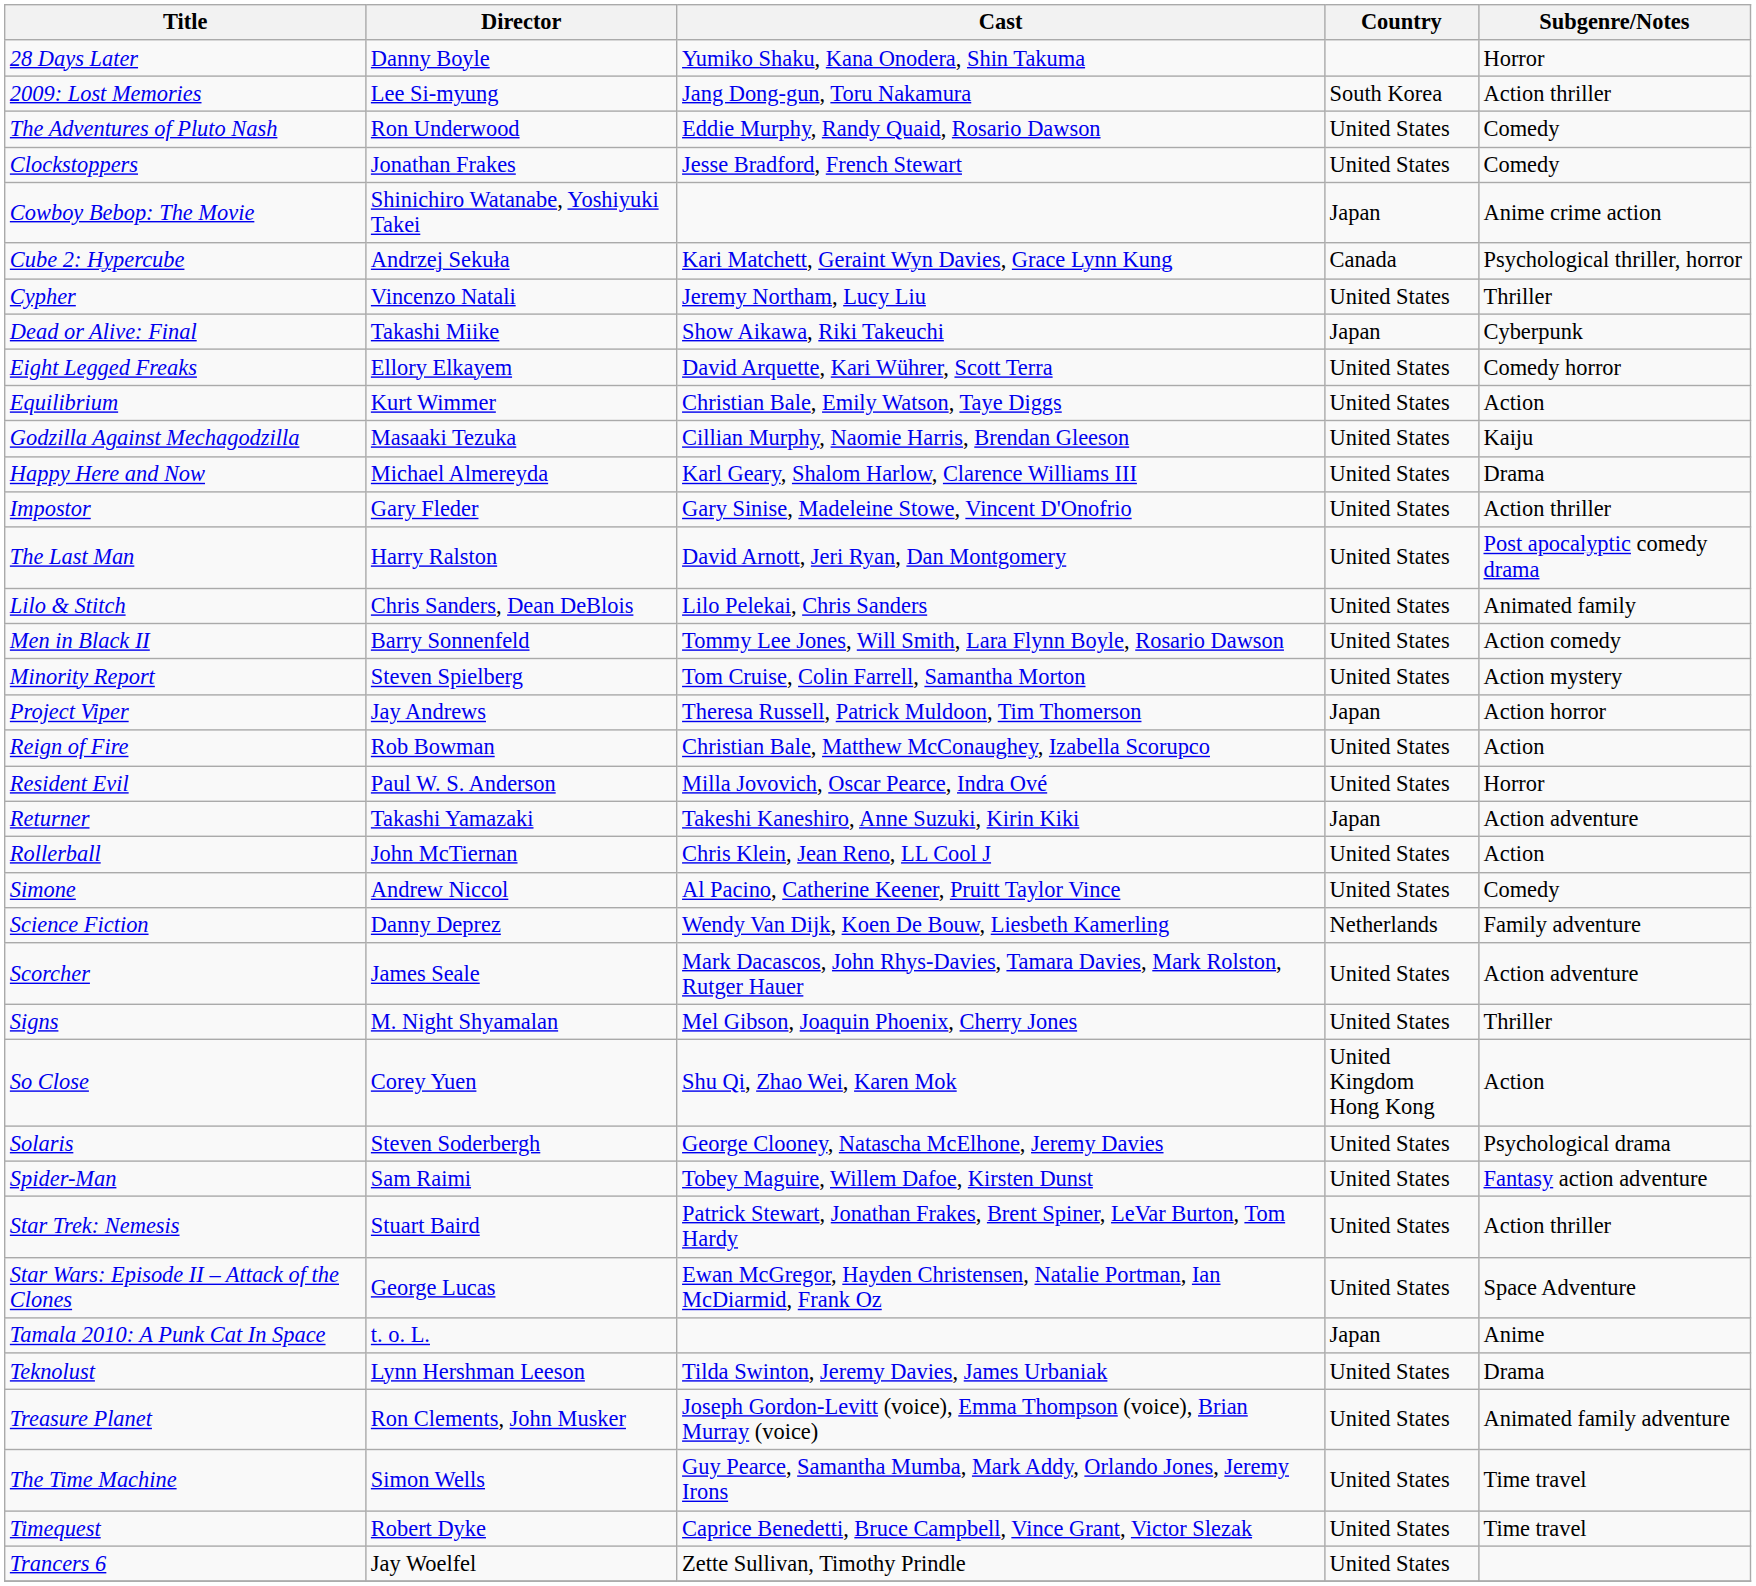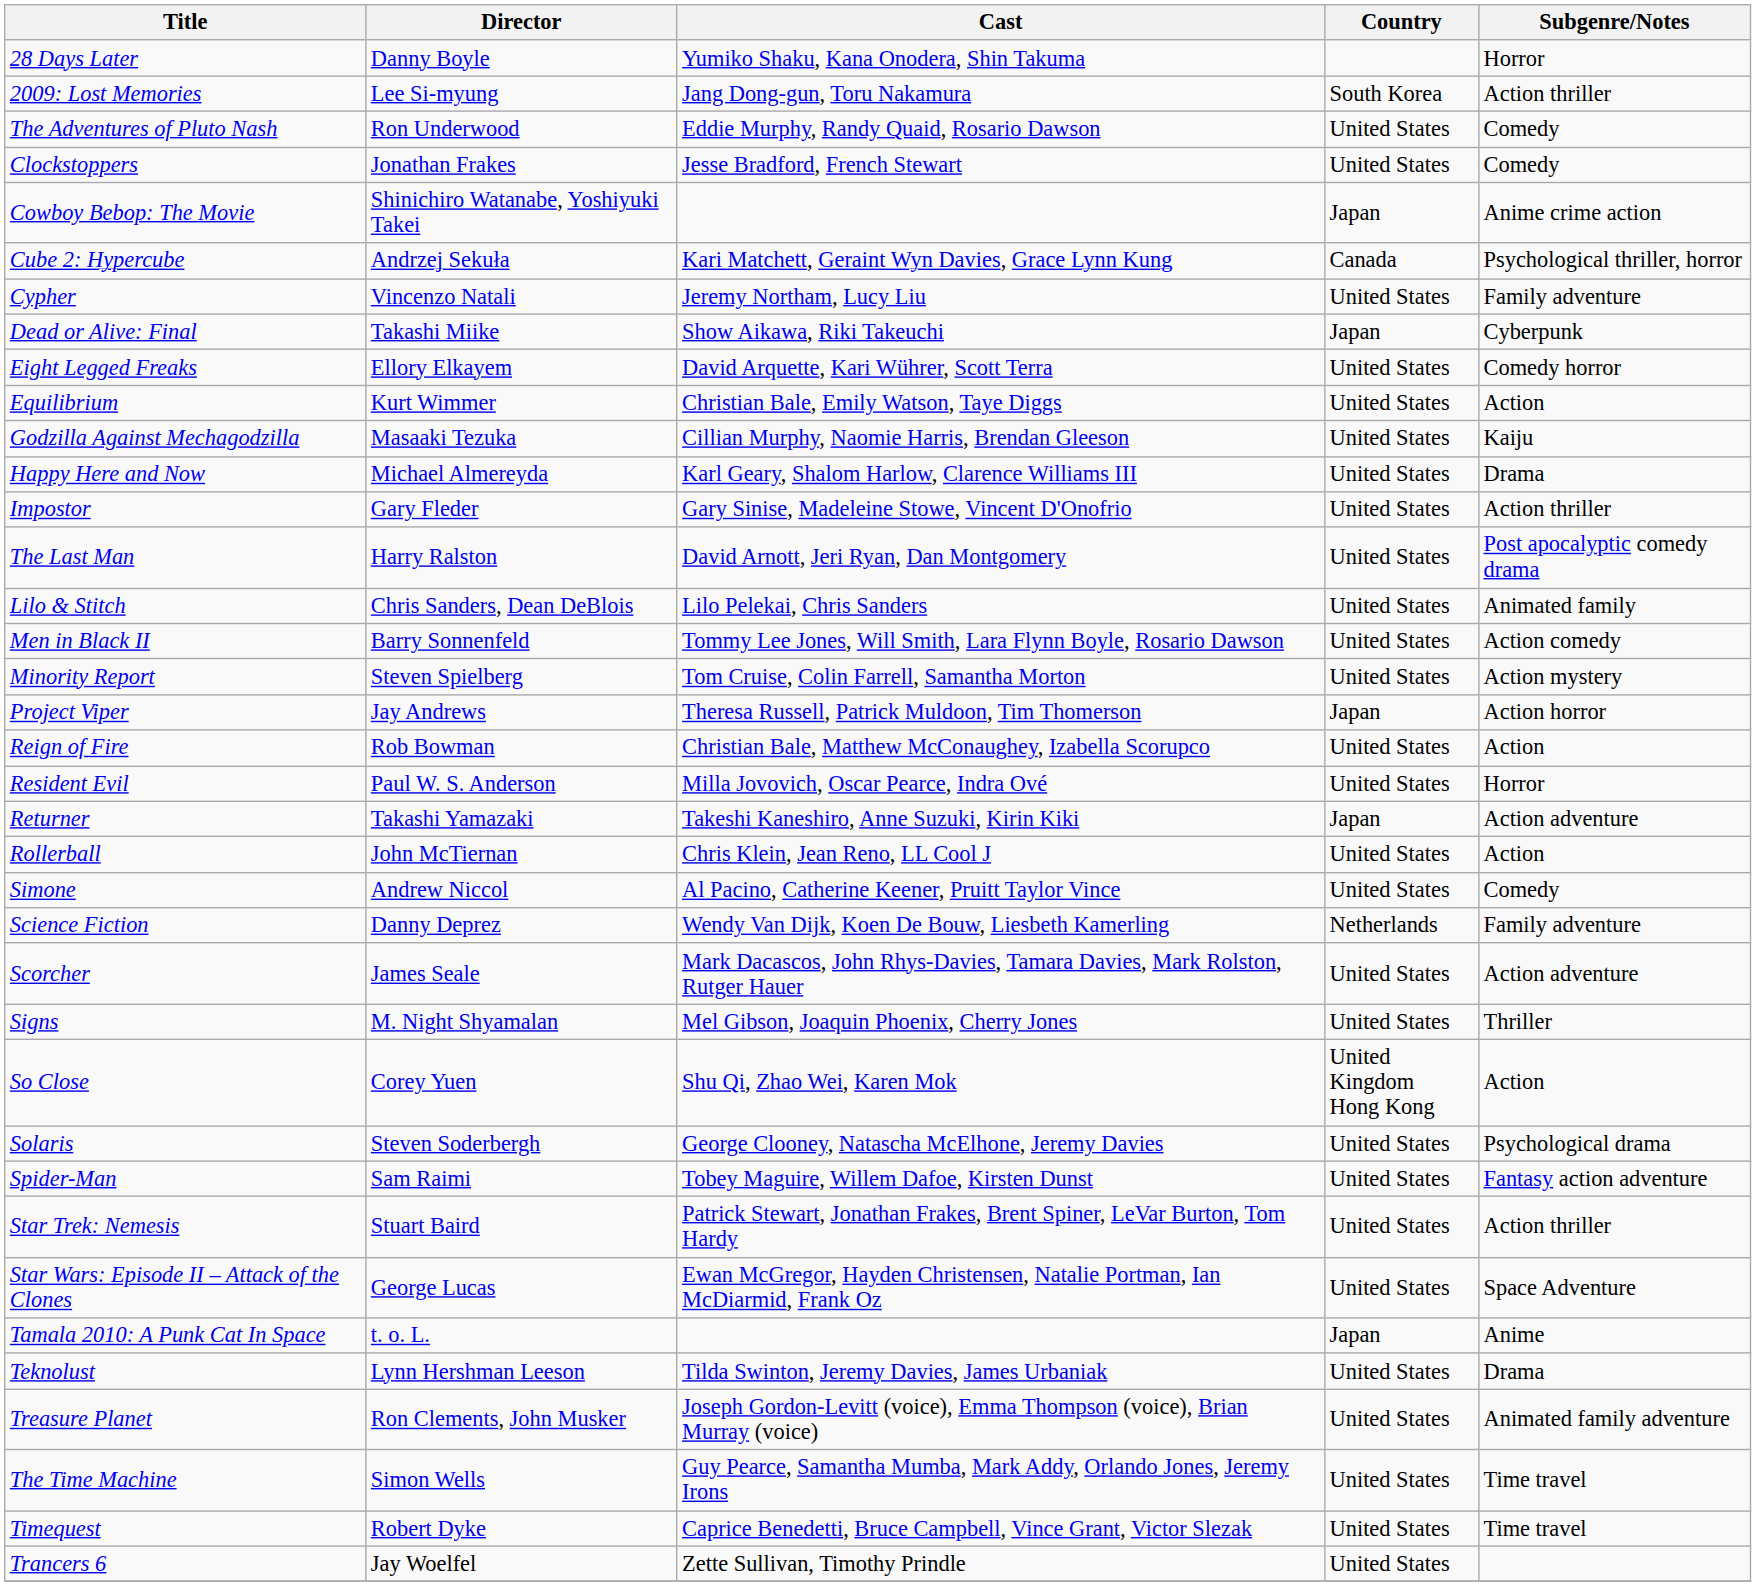(1518, 296) Thriller -> (1562, 296) Family adventure
